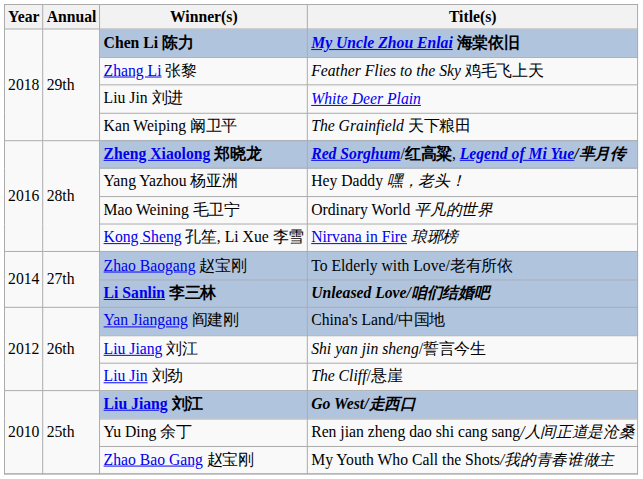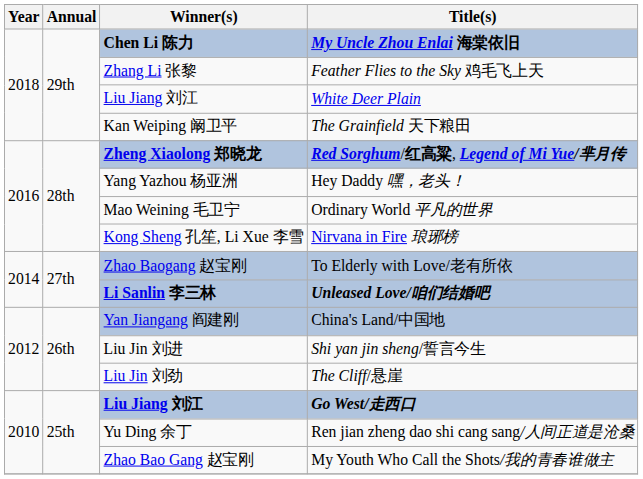(143, 98) Liu Jin 刘进 -> (151, 98) Liu Jiang 刘江
(151, 348) Liu Jiang 刘江 -> (143, 348) Liu Jin 刘进
